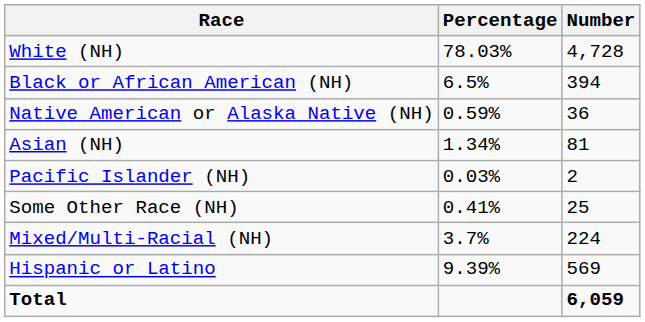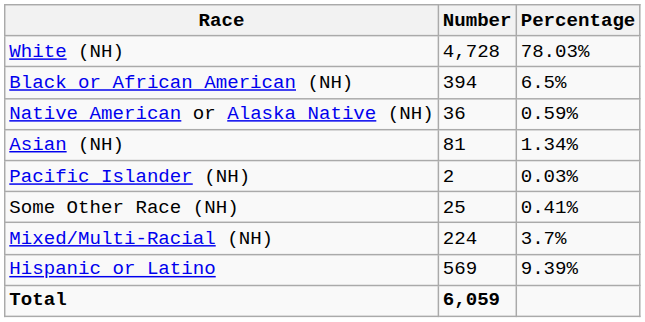columns swapped: (601, 20) <-> (500, 20)
